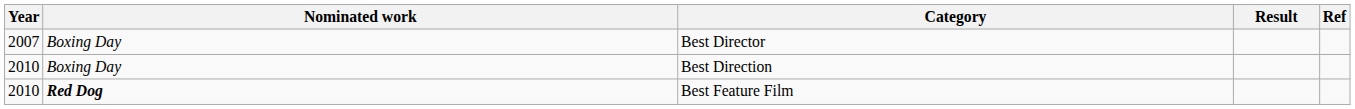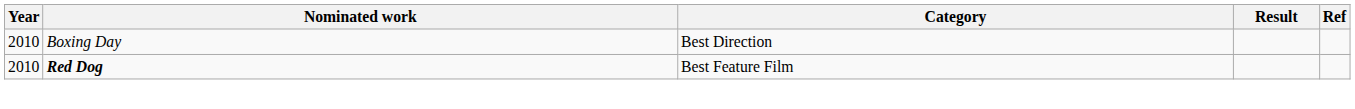- row: (723, 41)
